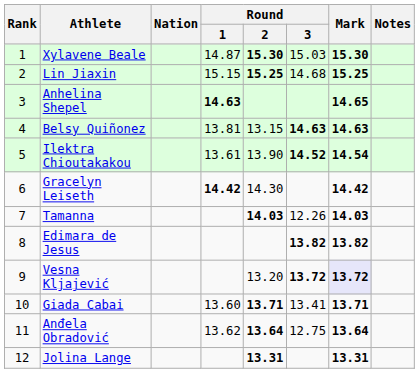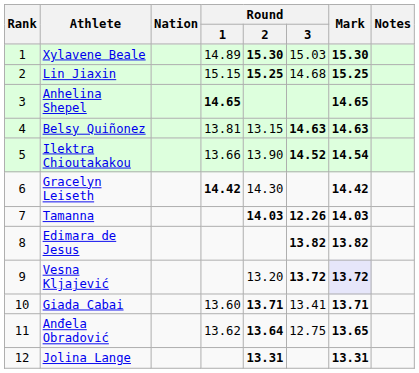(222, 54) 14.87 -> (222, 54) 14.89
(222, 101) 14.63 -> (222, 101) 14.65
(222, 155) 13.61 -> (222, 155) 13.66
(308, 216) normal -> (308, 216) bold
(350, 331) 13.64 -> (350, 331) 13.65
